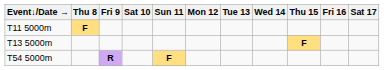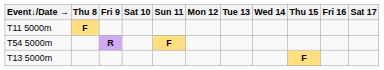rows swapped: (30, 43) <-> (30, 58)
